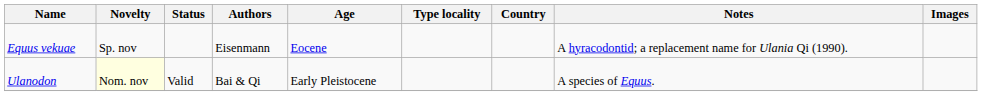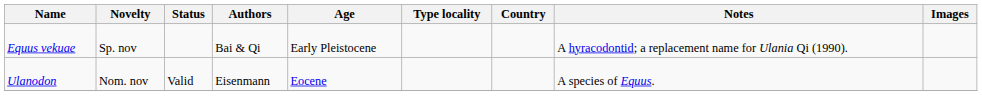(243, 47) Eisenmann -> (238, 47) Bai & Qi
(309, 47) Eocene -> (333, 47) Early Pleistocene
(124, 81) lightyellow background -> (124, 81) no background
(238, 81) Bai & Qi -> (243, 81) Eisenmann
(333, 81) Early Pleistocene -> (309, 81) Eocene
